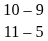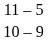rows swapped: (24, 32) <-> (24, 10)
